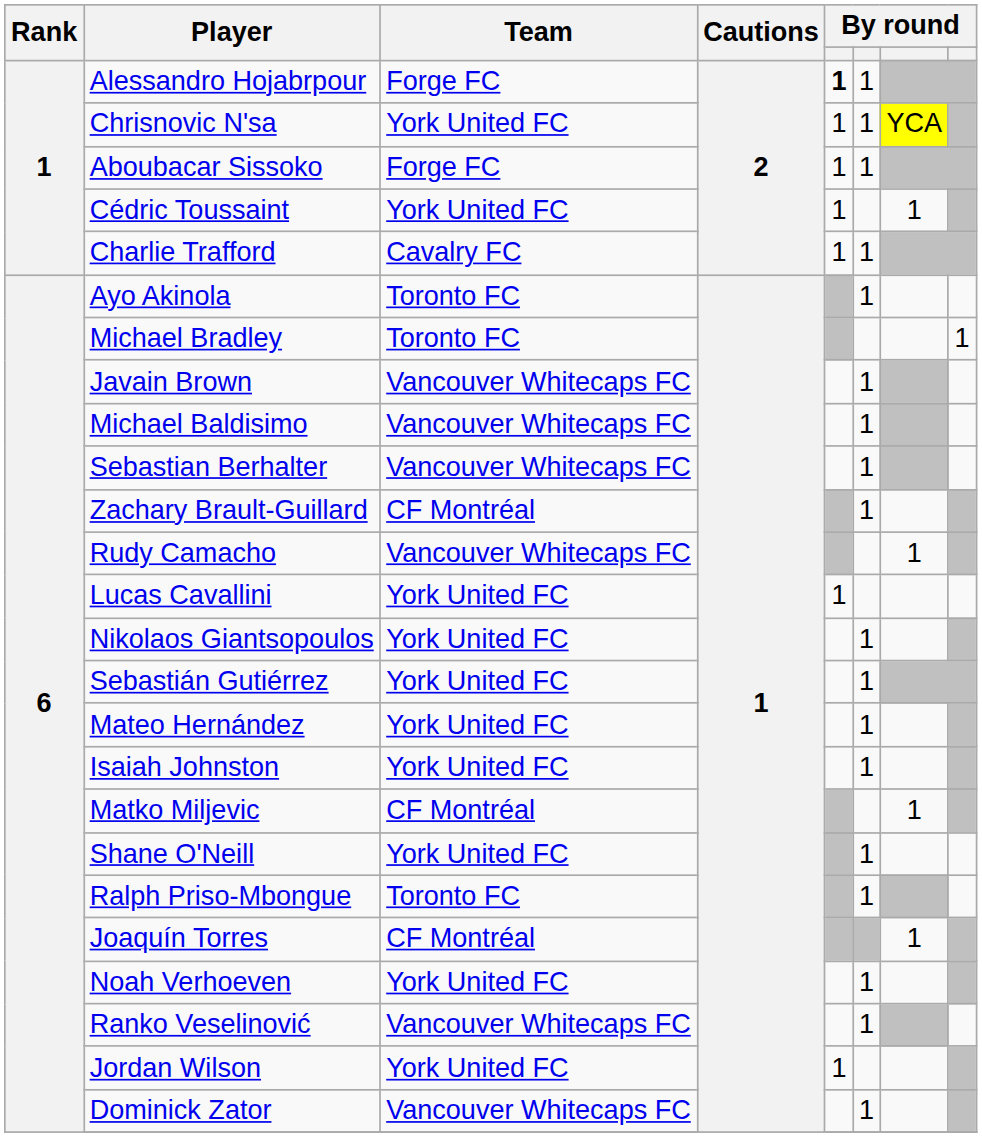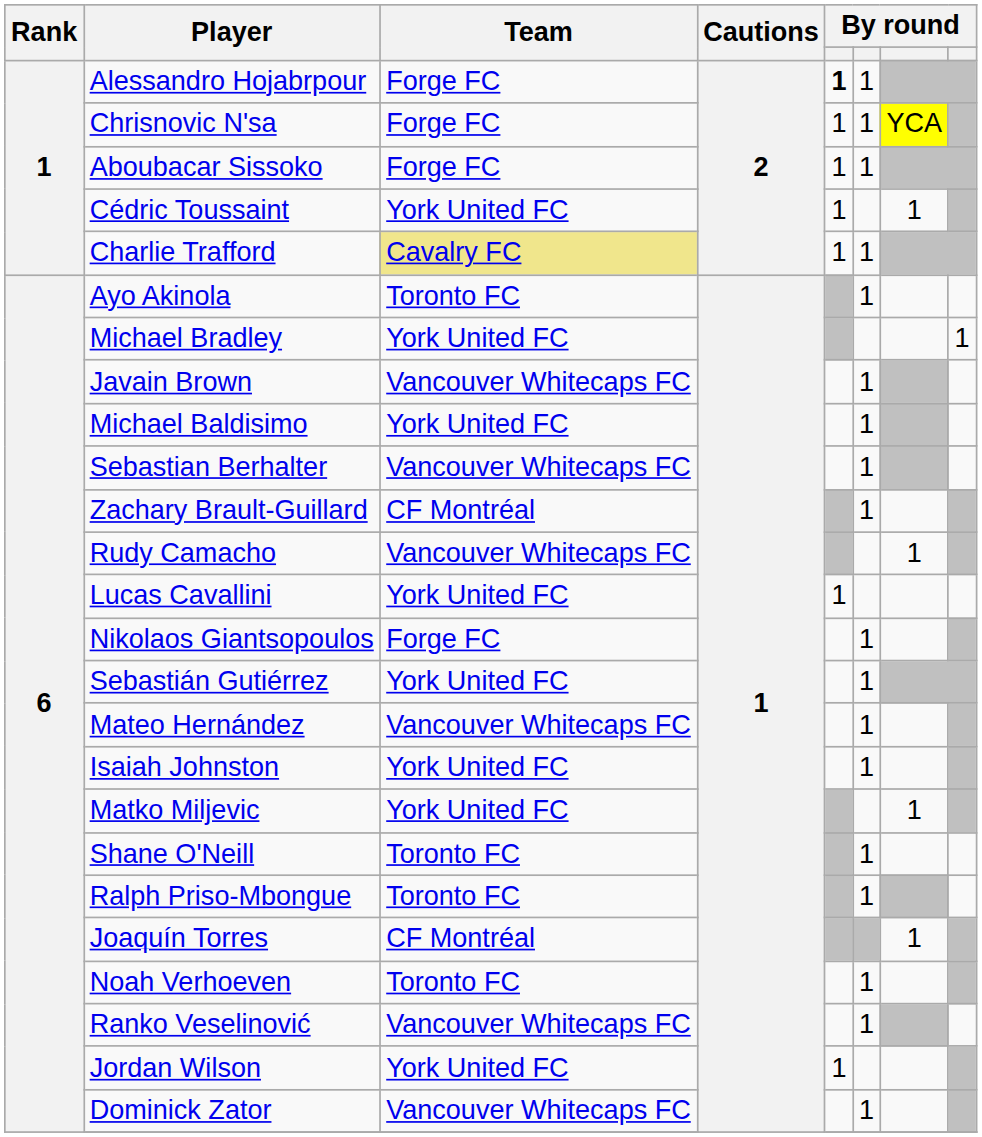(477, 124) York United FC -> (443, 124) Forge FC
(454, 252) no background -> (454, 252) khaki background
(453, 338) Toronto FC -> (477, 338) York United FC
(538, 424) Vancouver Whitecaps FC -> (477, 424) York United FC
(477, 638) York United FC -> (443, 638) Forge FC
(477, 724) York United FC -> (538, 724) Vancouver Whitecaps FC
(461, 810) CF Montréal -> (477, 810) York United FC
(477, 853) York United FC -> (453, 853) Toronto FC
(477, 981) York United FC -> (453, 981) Toronto FC
